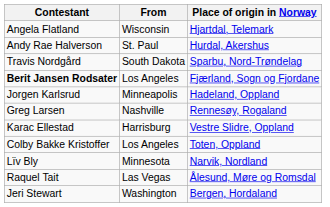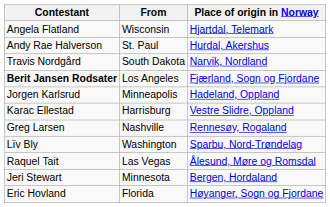(246, 62) Sparbu, Nord-Trøndelag -> (228, 62) Narvik, Nordland
rows swapped: (40, 128) <-> (36, 111)
- row: (58, 144)
(146, 161) Minnesota -> (149, 144) Washington
(228, 161) Narvik, Nordland -> (246, 144) Sparbu, Nord-Trøndelag
(149, 194) Washington -> (146, 177) Minnesota
+ row: (36, 194)
